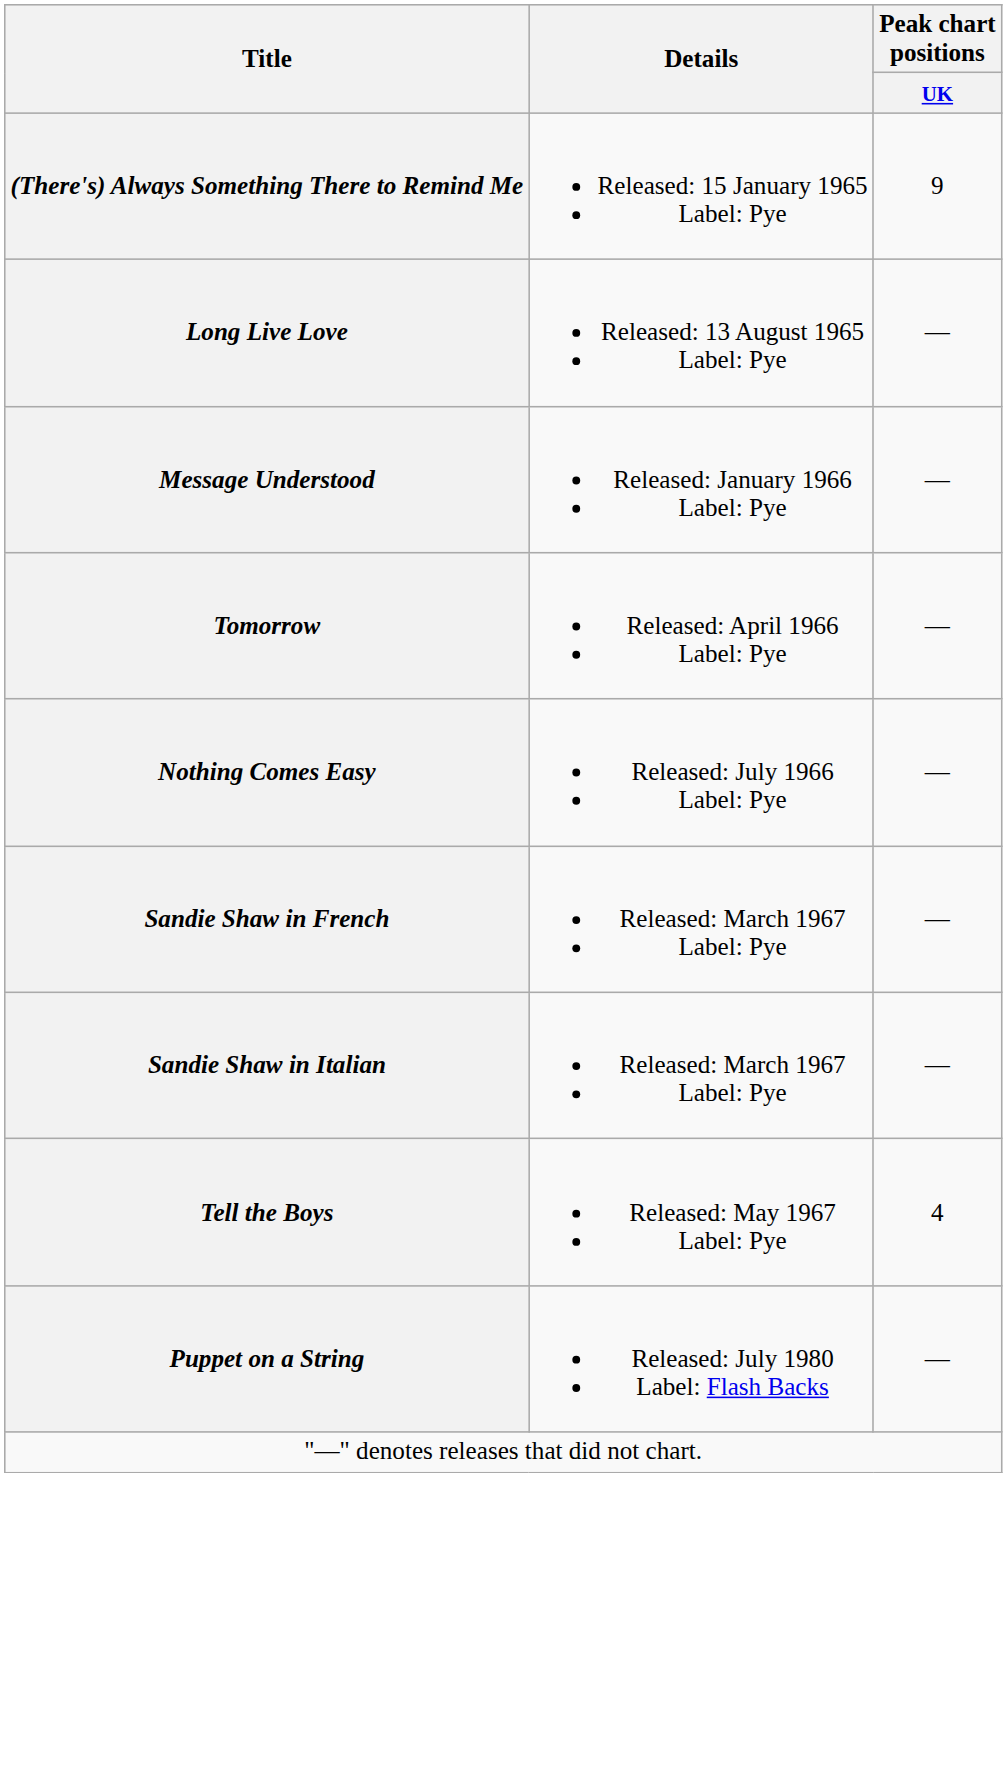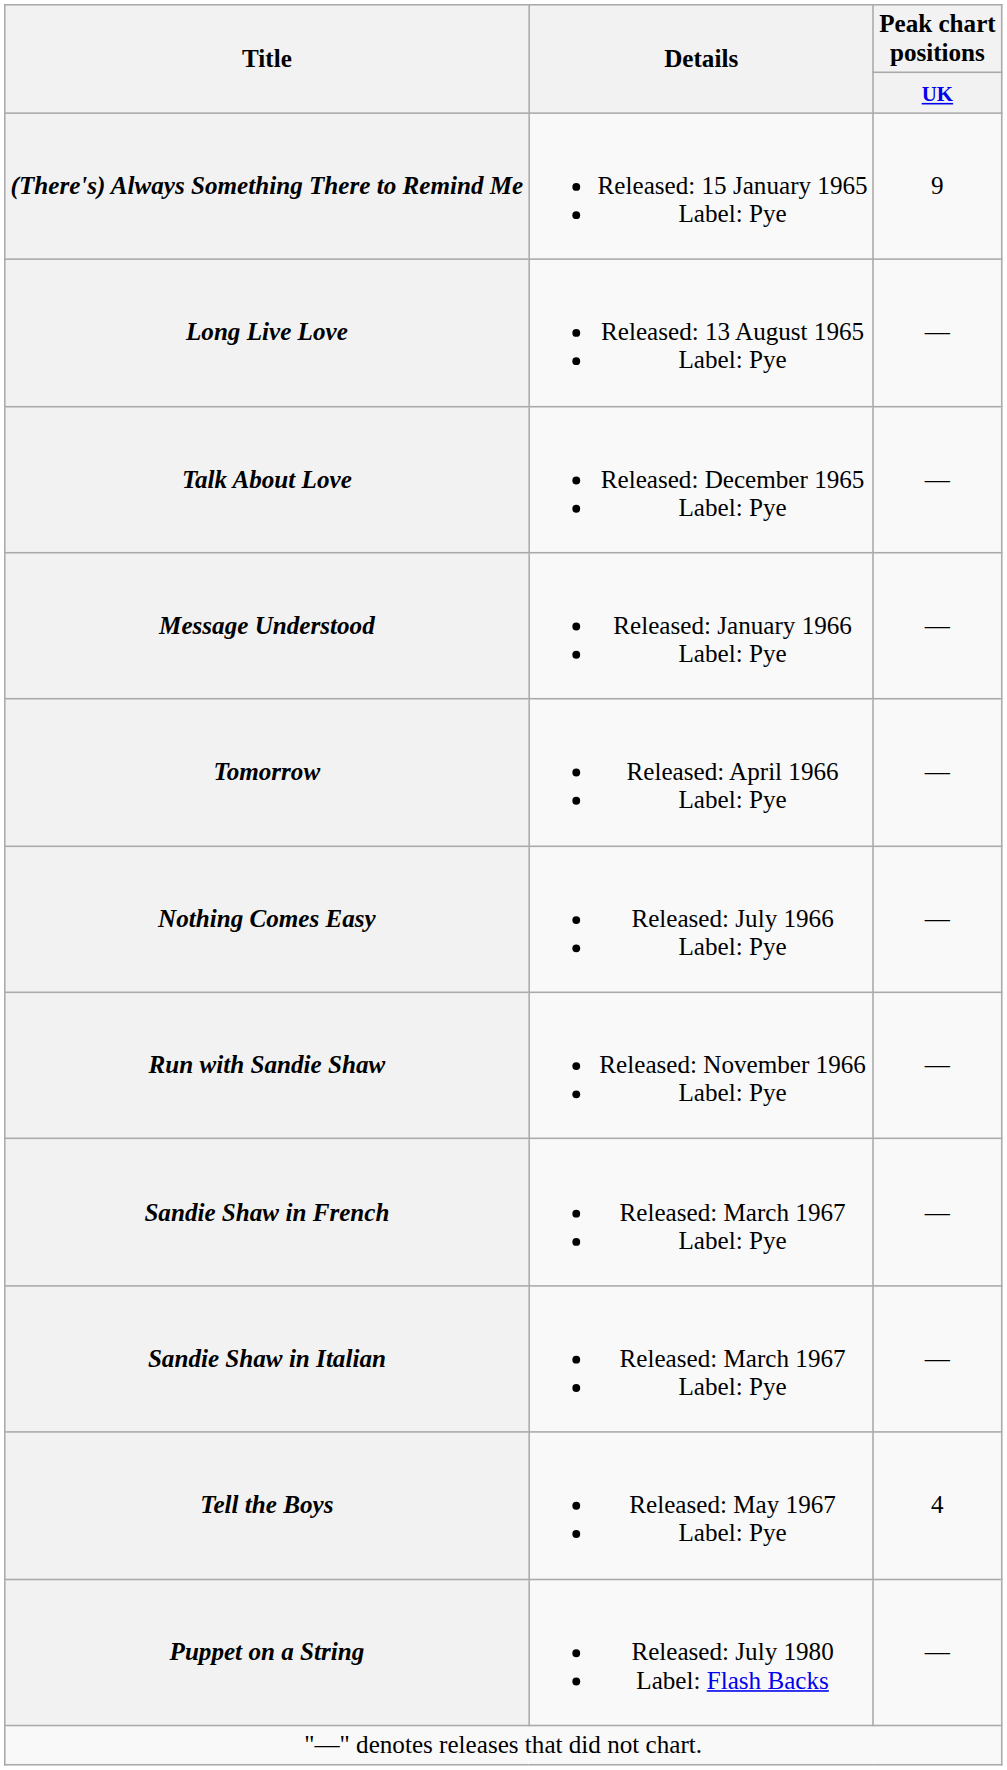+ row: (267, 478)
+ row: (267, 1065)
